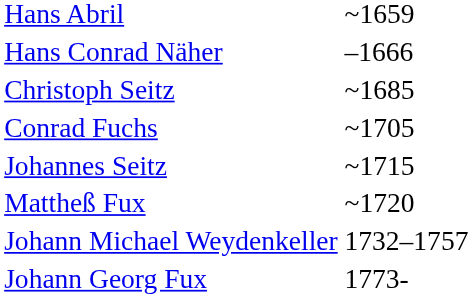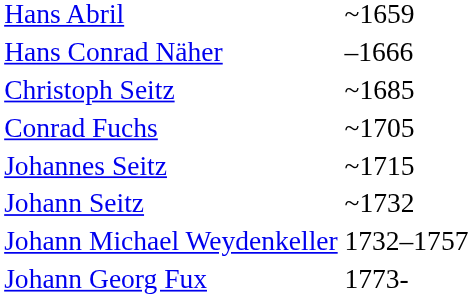- row: (75, 203)
+ row: (74, 203)
